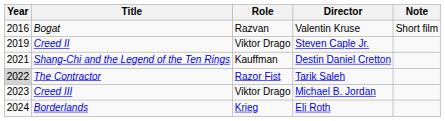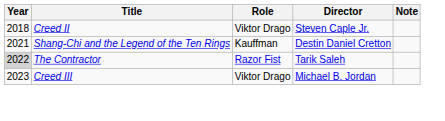- row: (47, 28)
(18, 44) 2019 -> (18, 28) 2018
- row: (61, 108)
